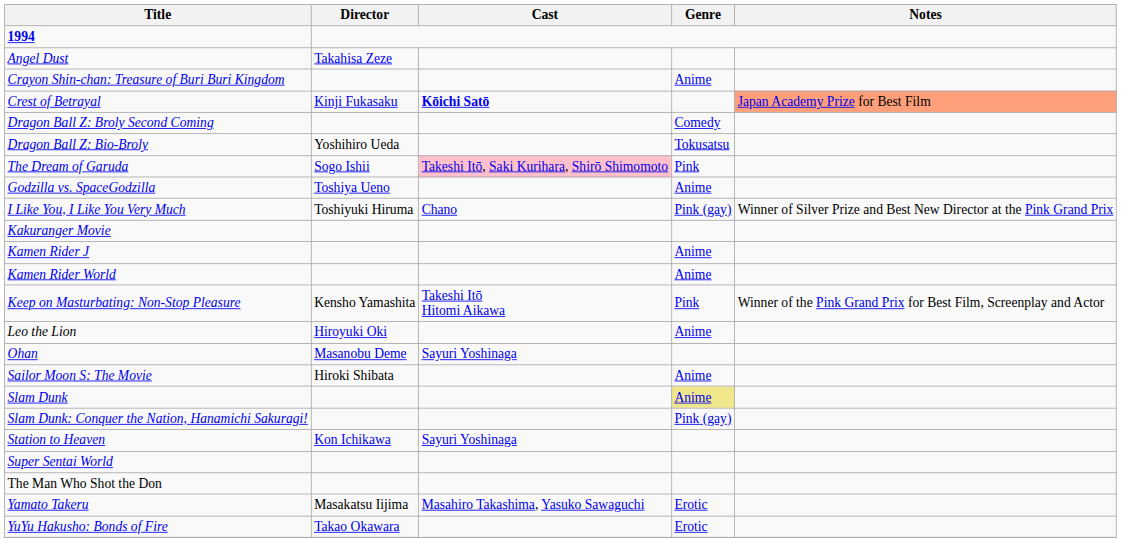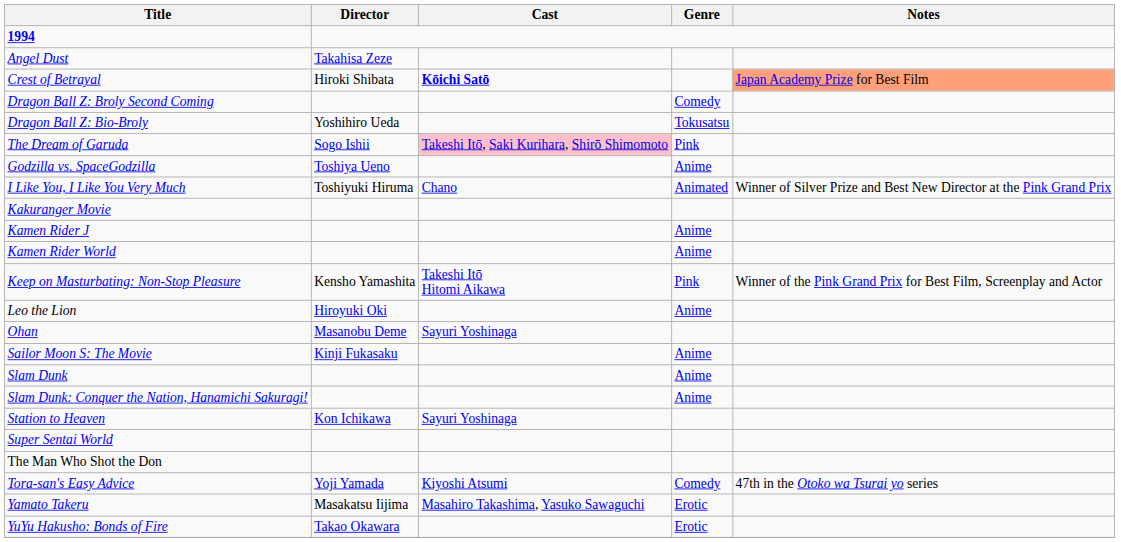- row: (146, 79)
(356, 101) Kinji Fukasaku -> (354, 79) Hiroki Shibata
(703, 209) Pink (gay) -> (701, 187) Animated
(354, 375) Hiroki Shibata -> (356, 354) Kinji Fukasaku
(693, 397) khaki background -> (693, 375) no background
(703, 418) Pink (gay) -> (693, 397) Anime
+ row: (71, 483)
